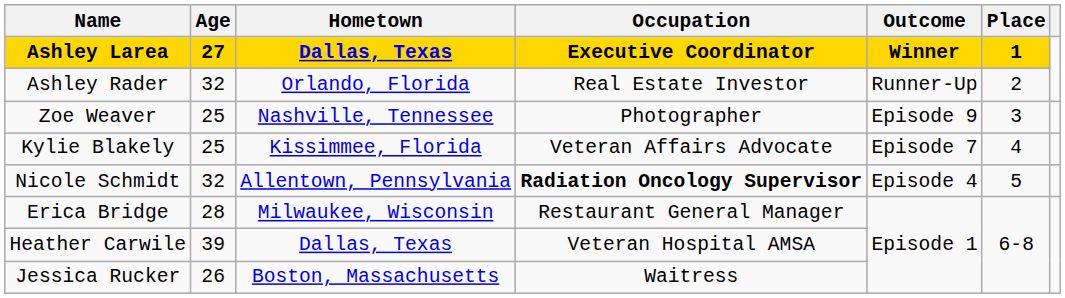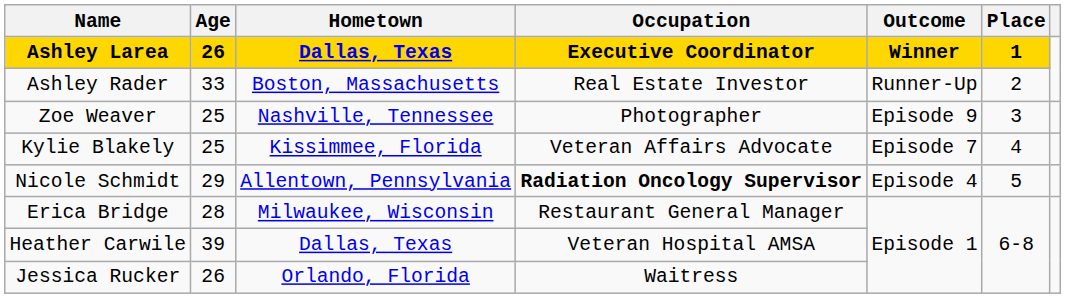(213, 53) 27 -> (213, 53) 26
(213, 85) 32 -> (213, 85) 33
(376, 85) Orlando, Florida -> (376, 85) Boston, Massachusetts
(213, 181) 32 -> (213, 181) 29
(376, 277) Boston, Massachusetts -> (376, 277) Orlando, Florida
